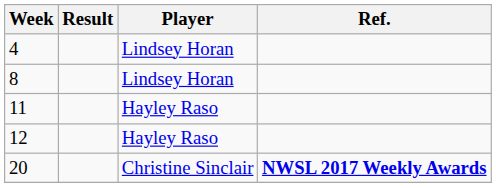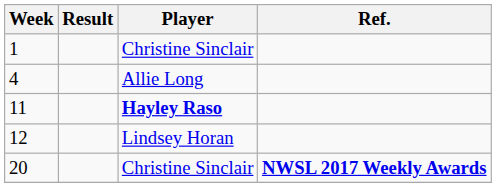+ row: (14, 49)
(178, 49) Lindsey Horan -> (163, 78) Allie Long
- row: (14, 78)
(170, 108) normal -> (172, 108) bold
(170, 138) Hayley Raso -> (178, 138) Lindsey Horan
